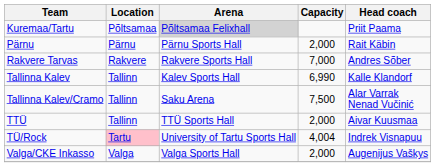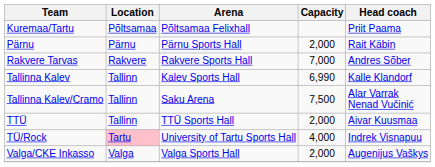(206, 28) lightgrey background -> (206, 28) no background
(322, 137) 4,004 -> (322, 137) 4,000
